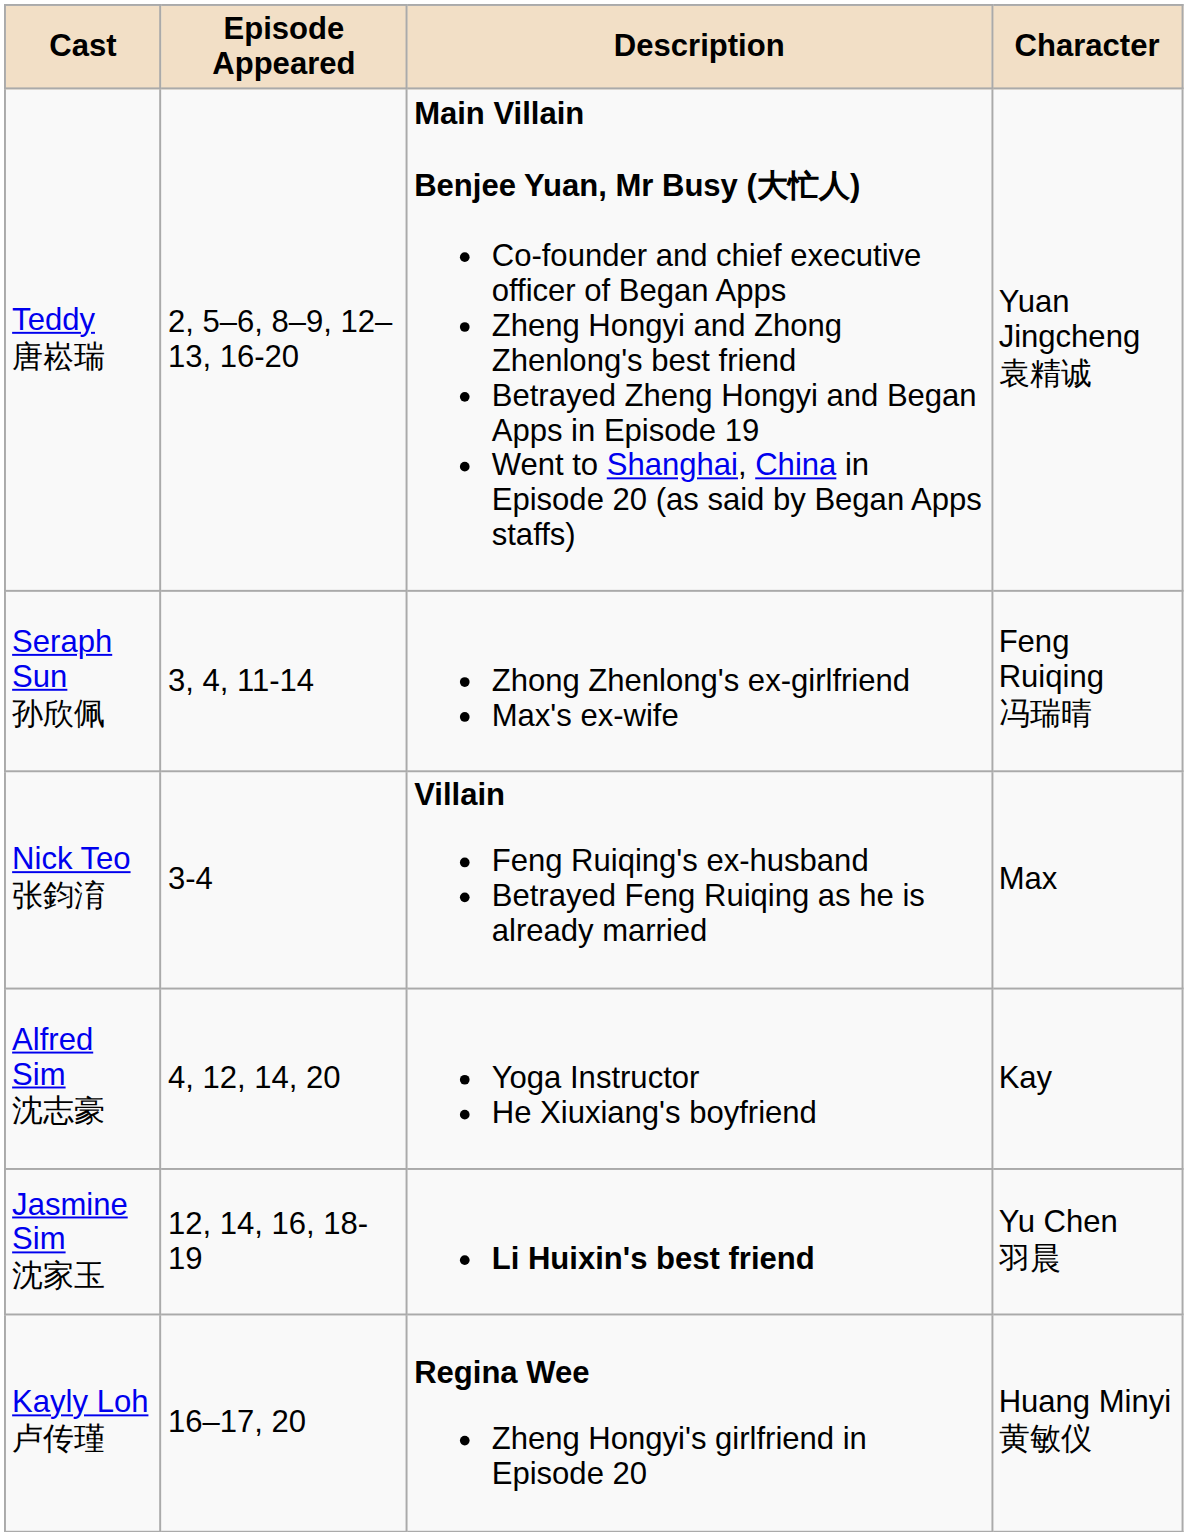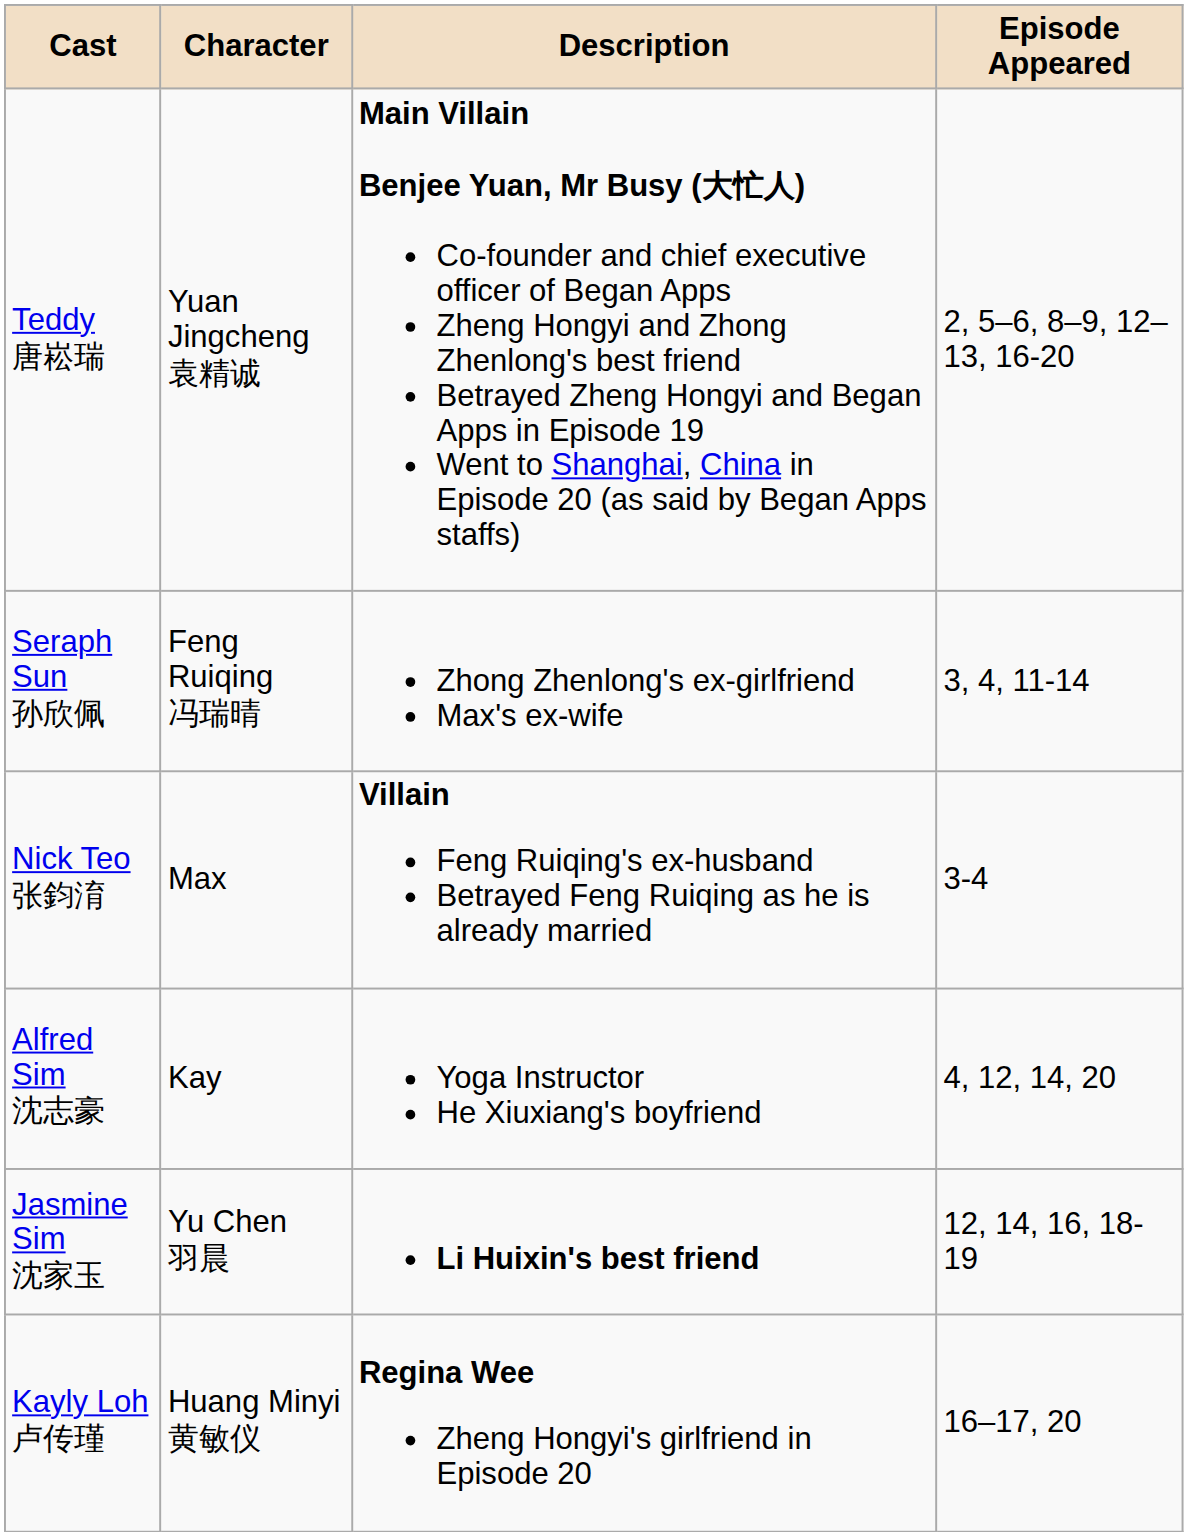columns swapped: (1087, 46) <-> (284, 46)
